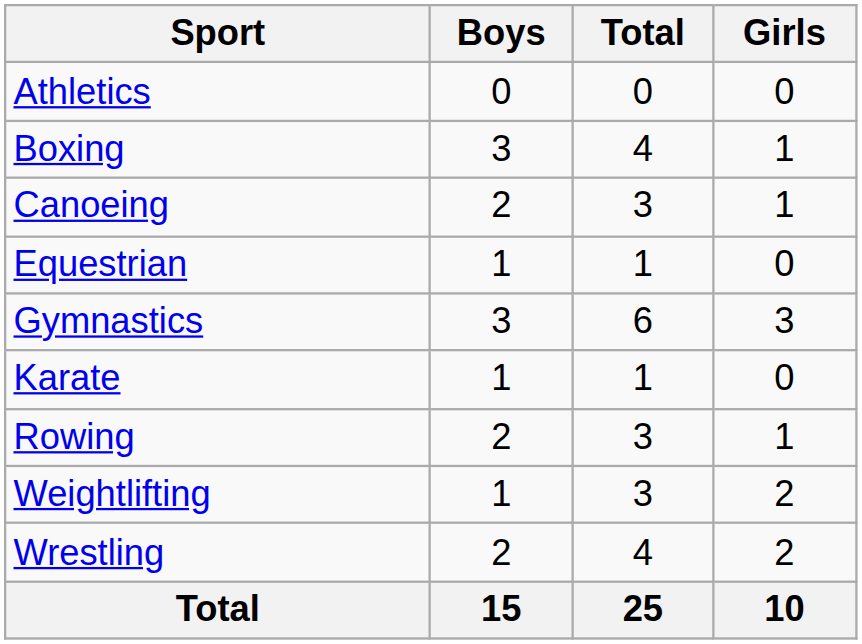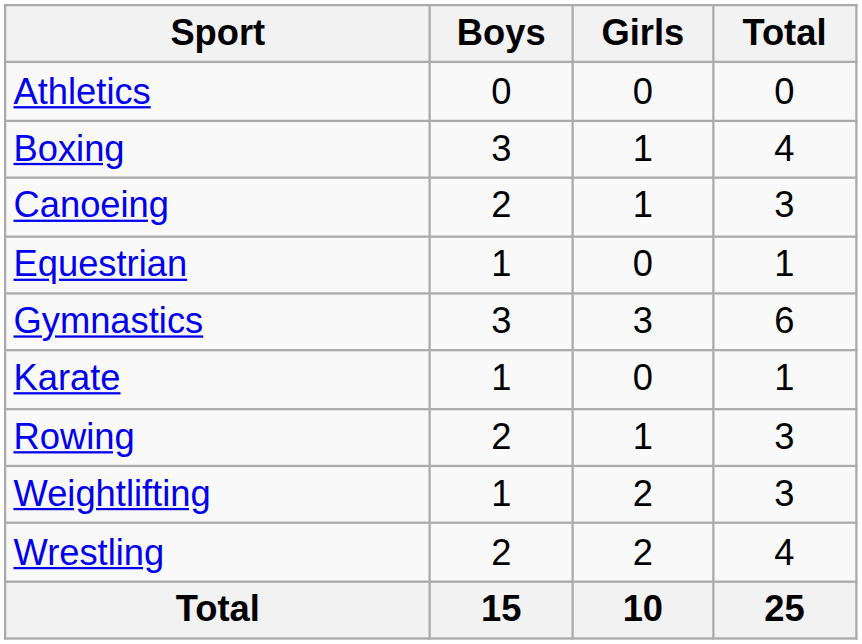columns swapped: (784, 33) <-> (643, 33)
